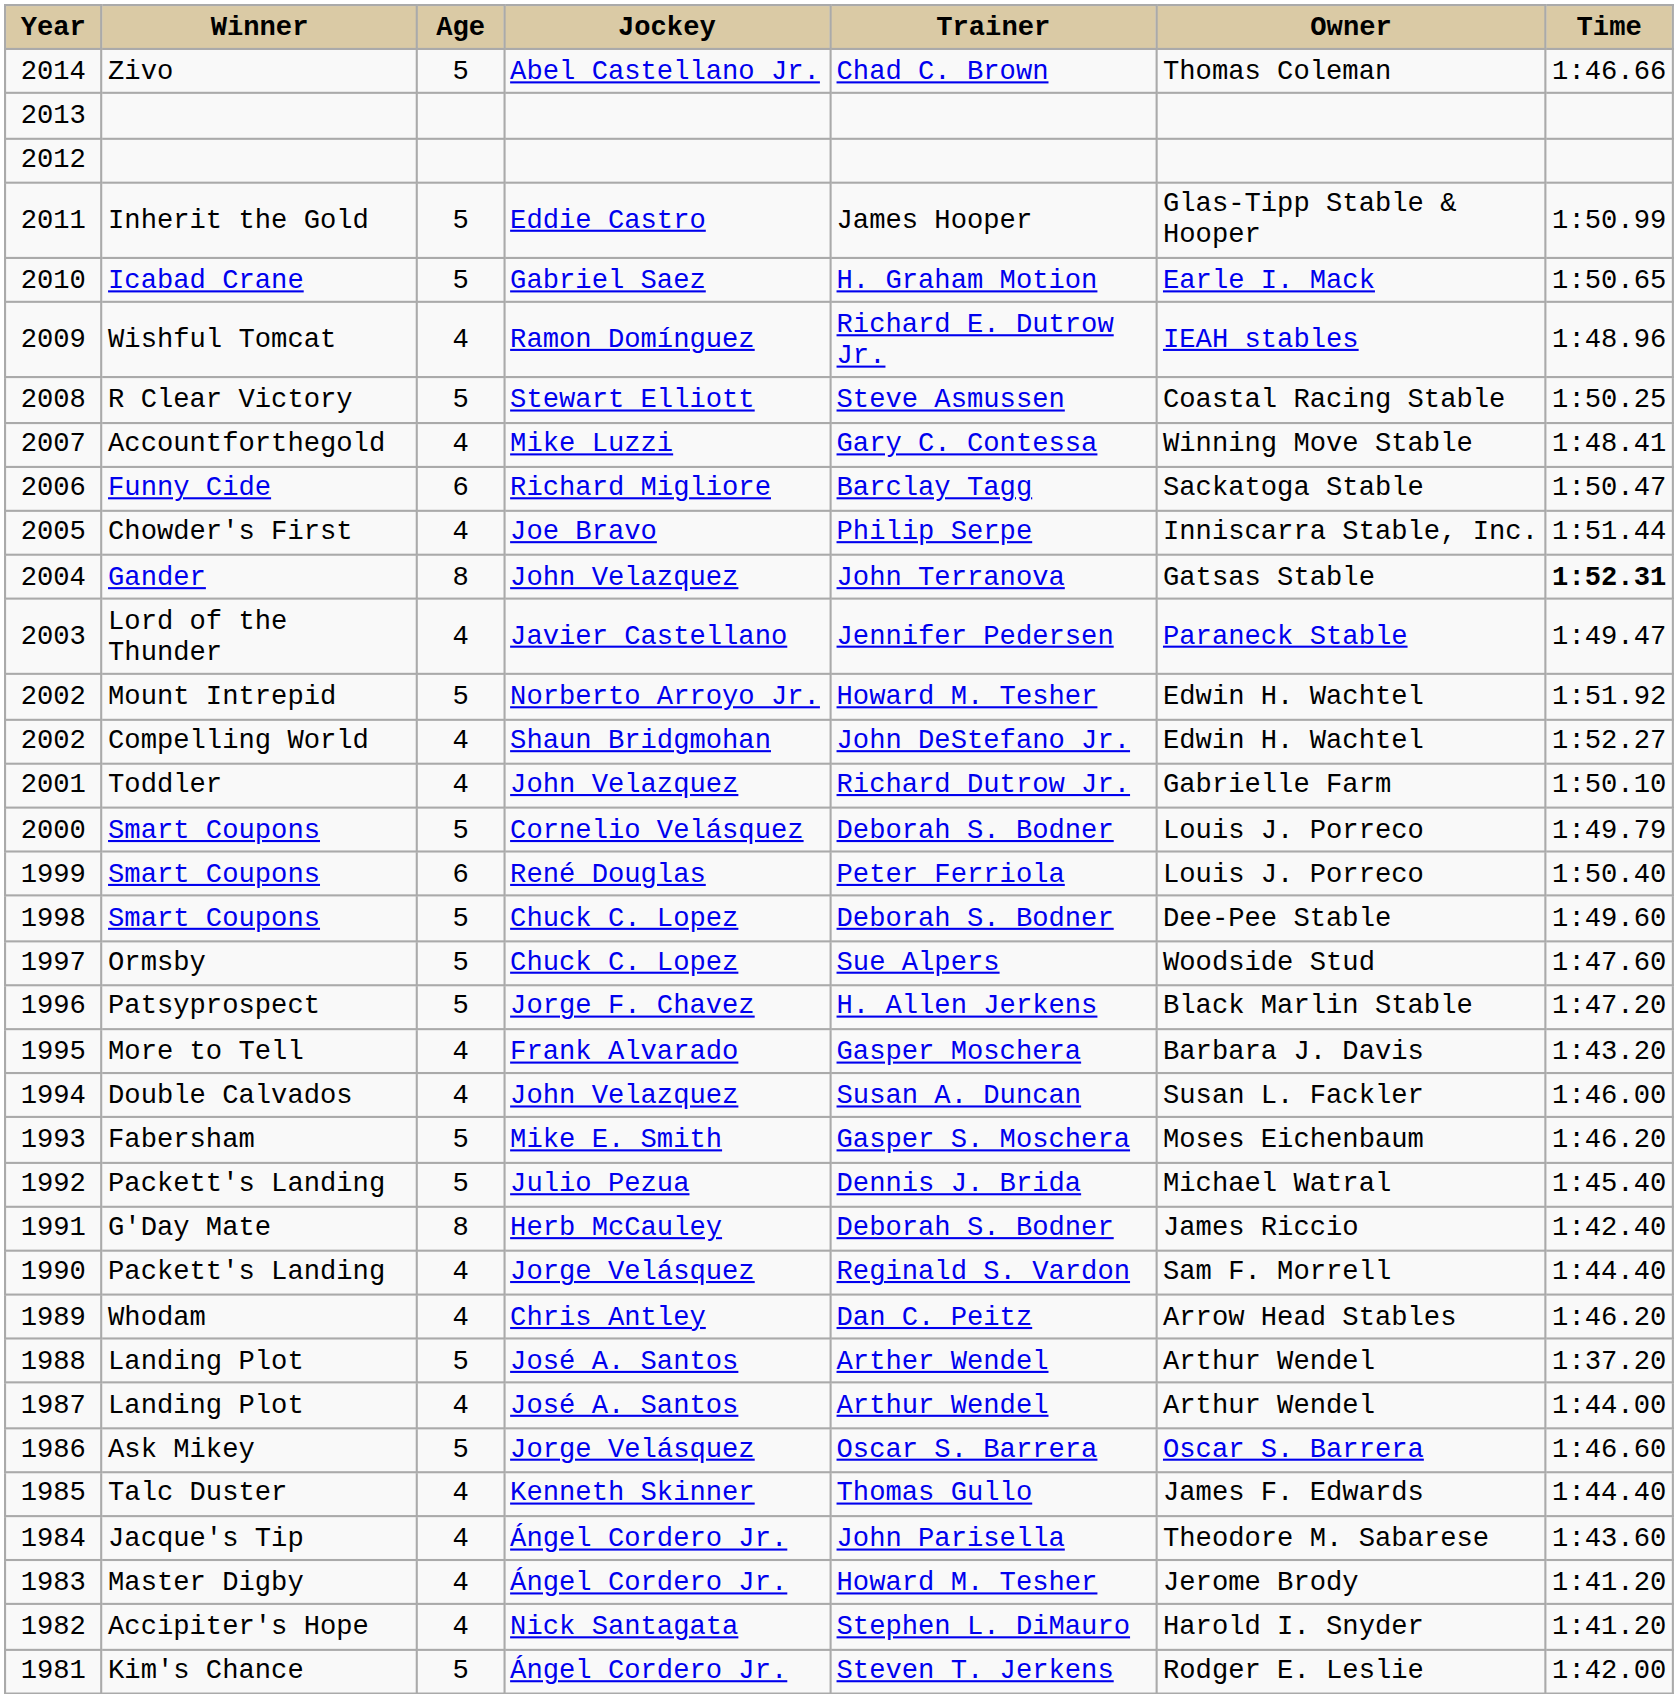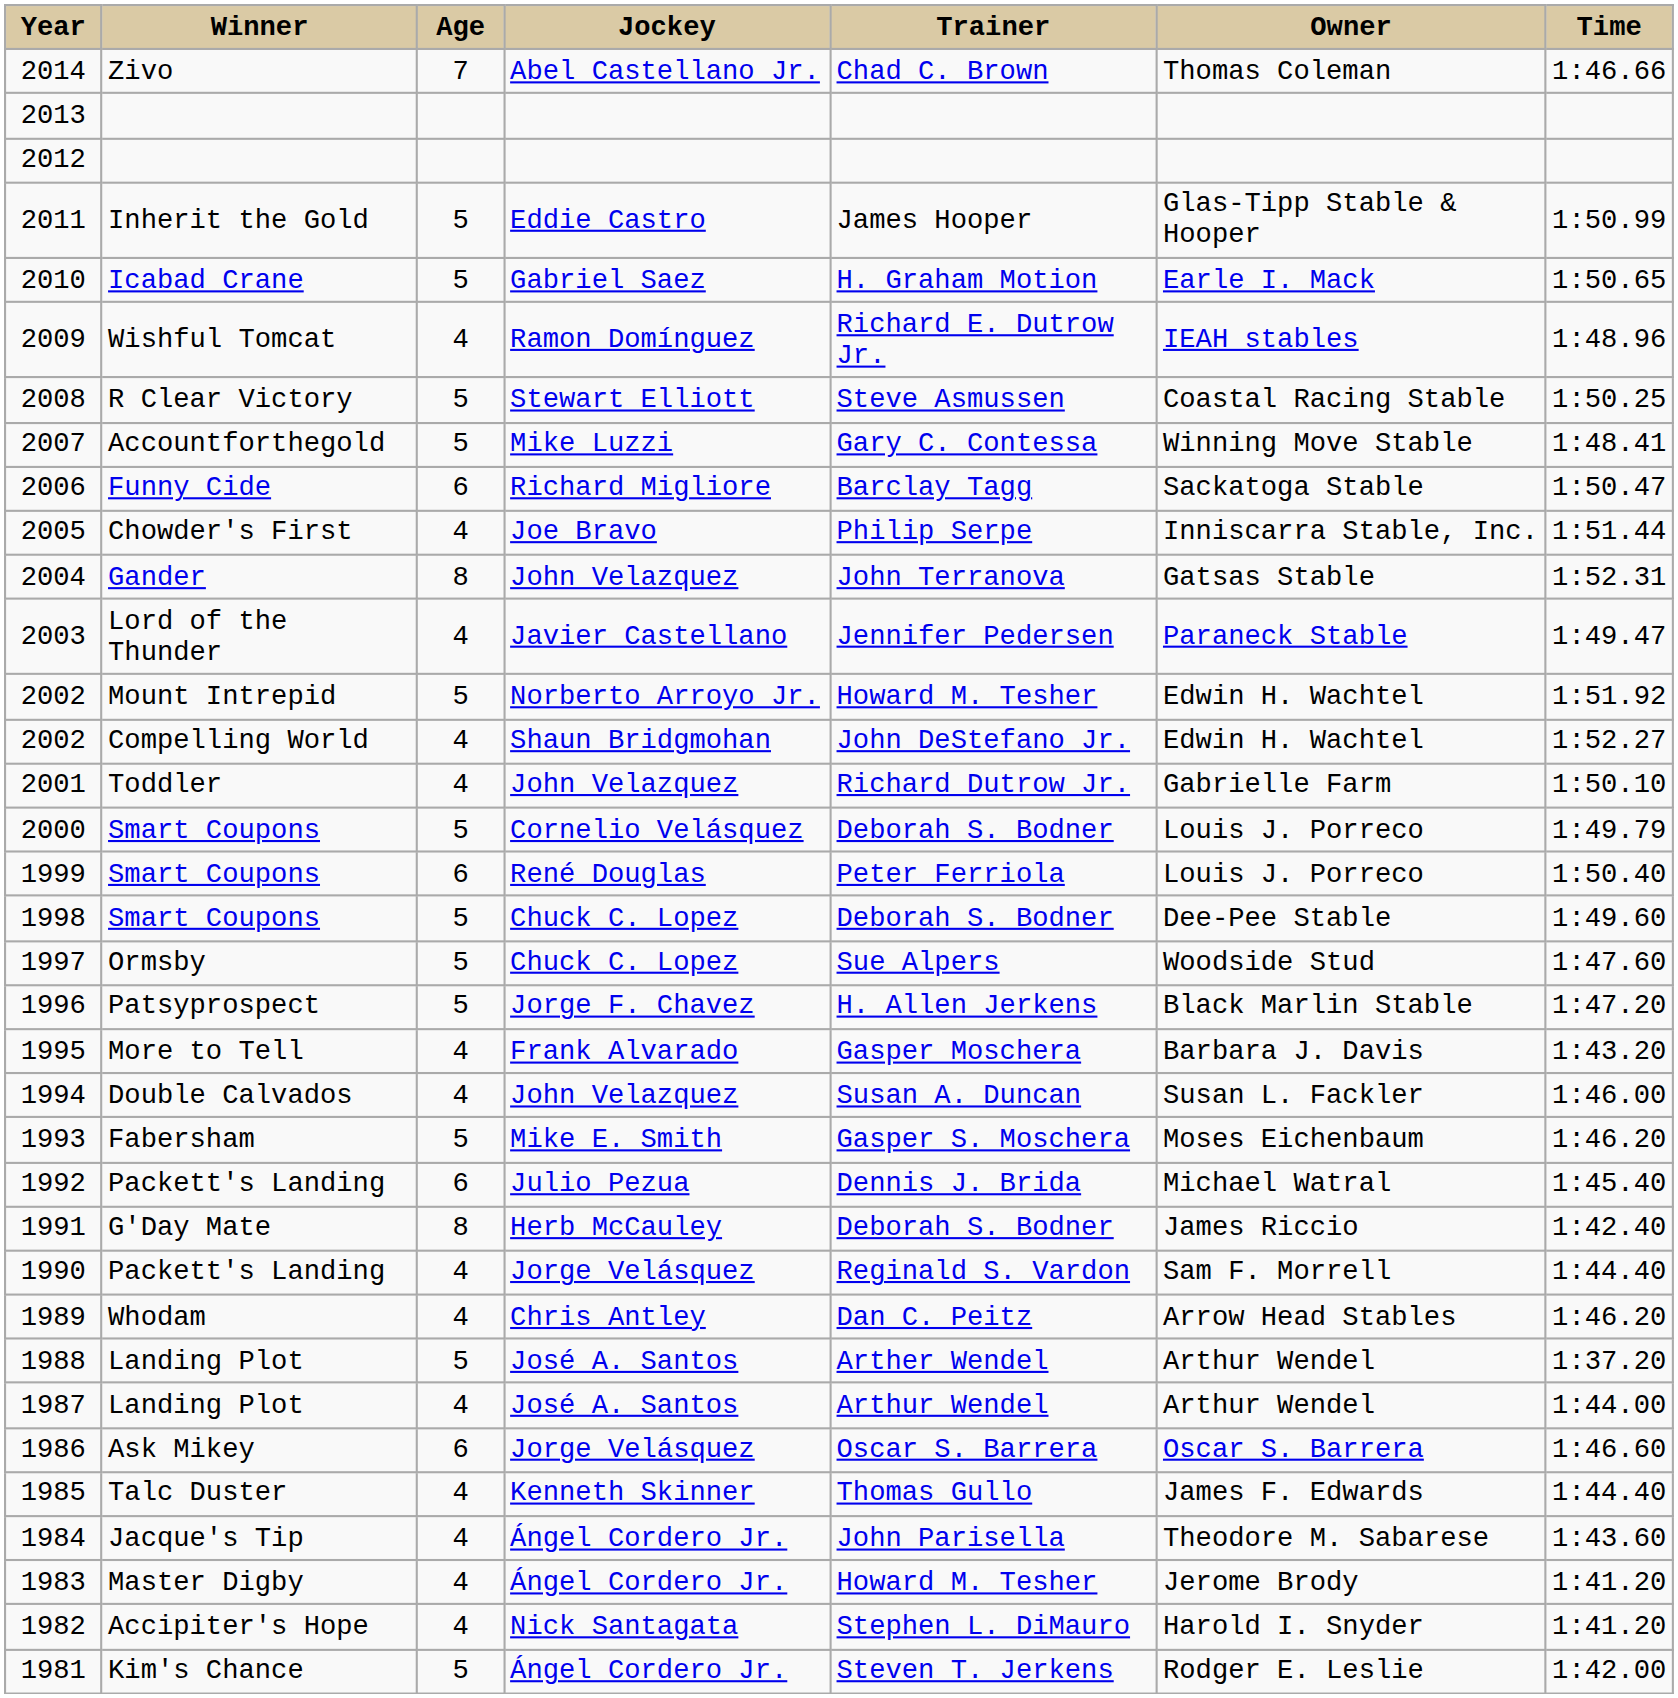(461, 71) 5 -> (461, 71) 7
(461, 444) 4 -> (461, 444) 5
(1609, 577) bold -> (1609, 577) normal
(461, 1184) 5 -> (461, 1184) 6
(461, 1450) 5 -> (461, 1450) 6
